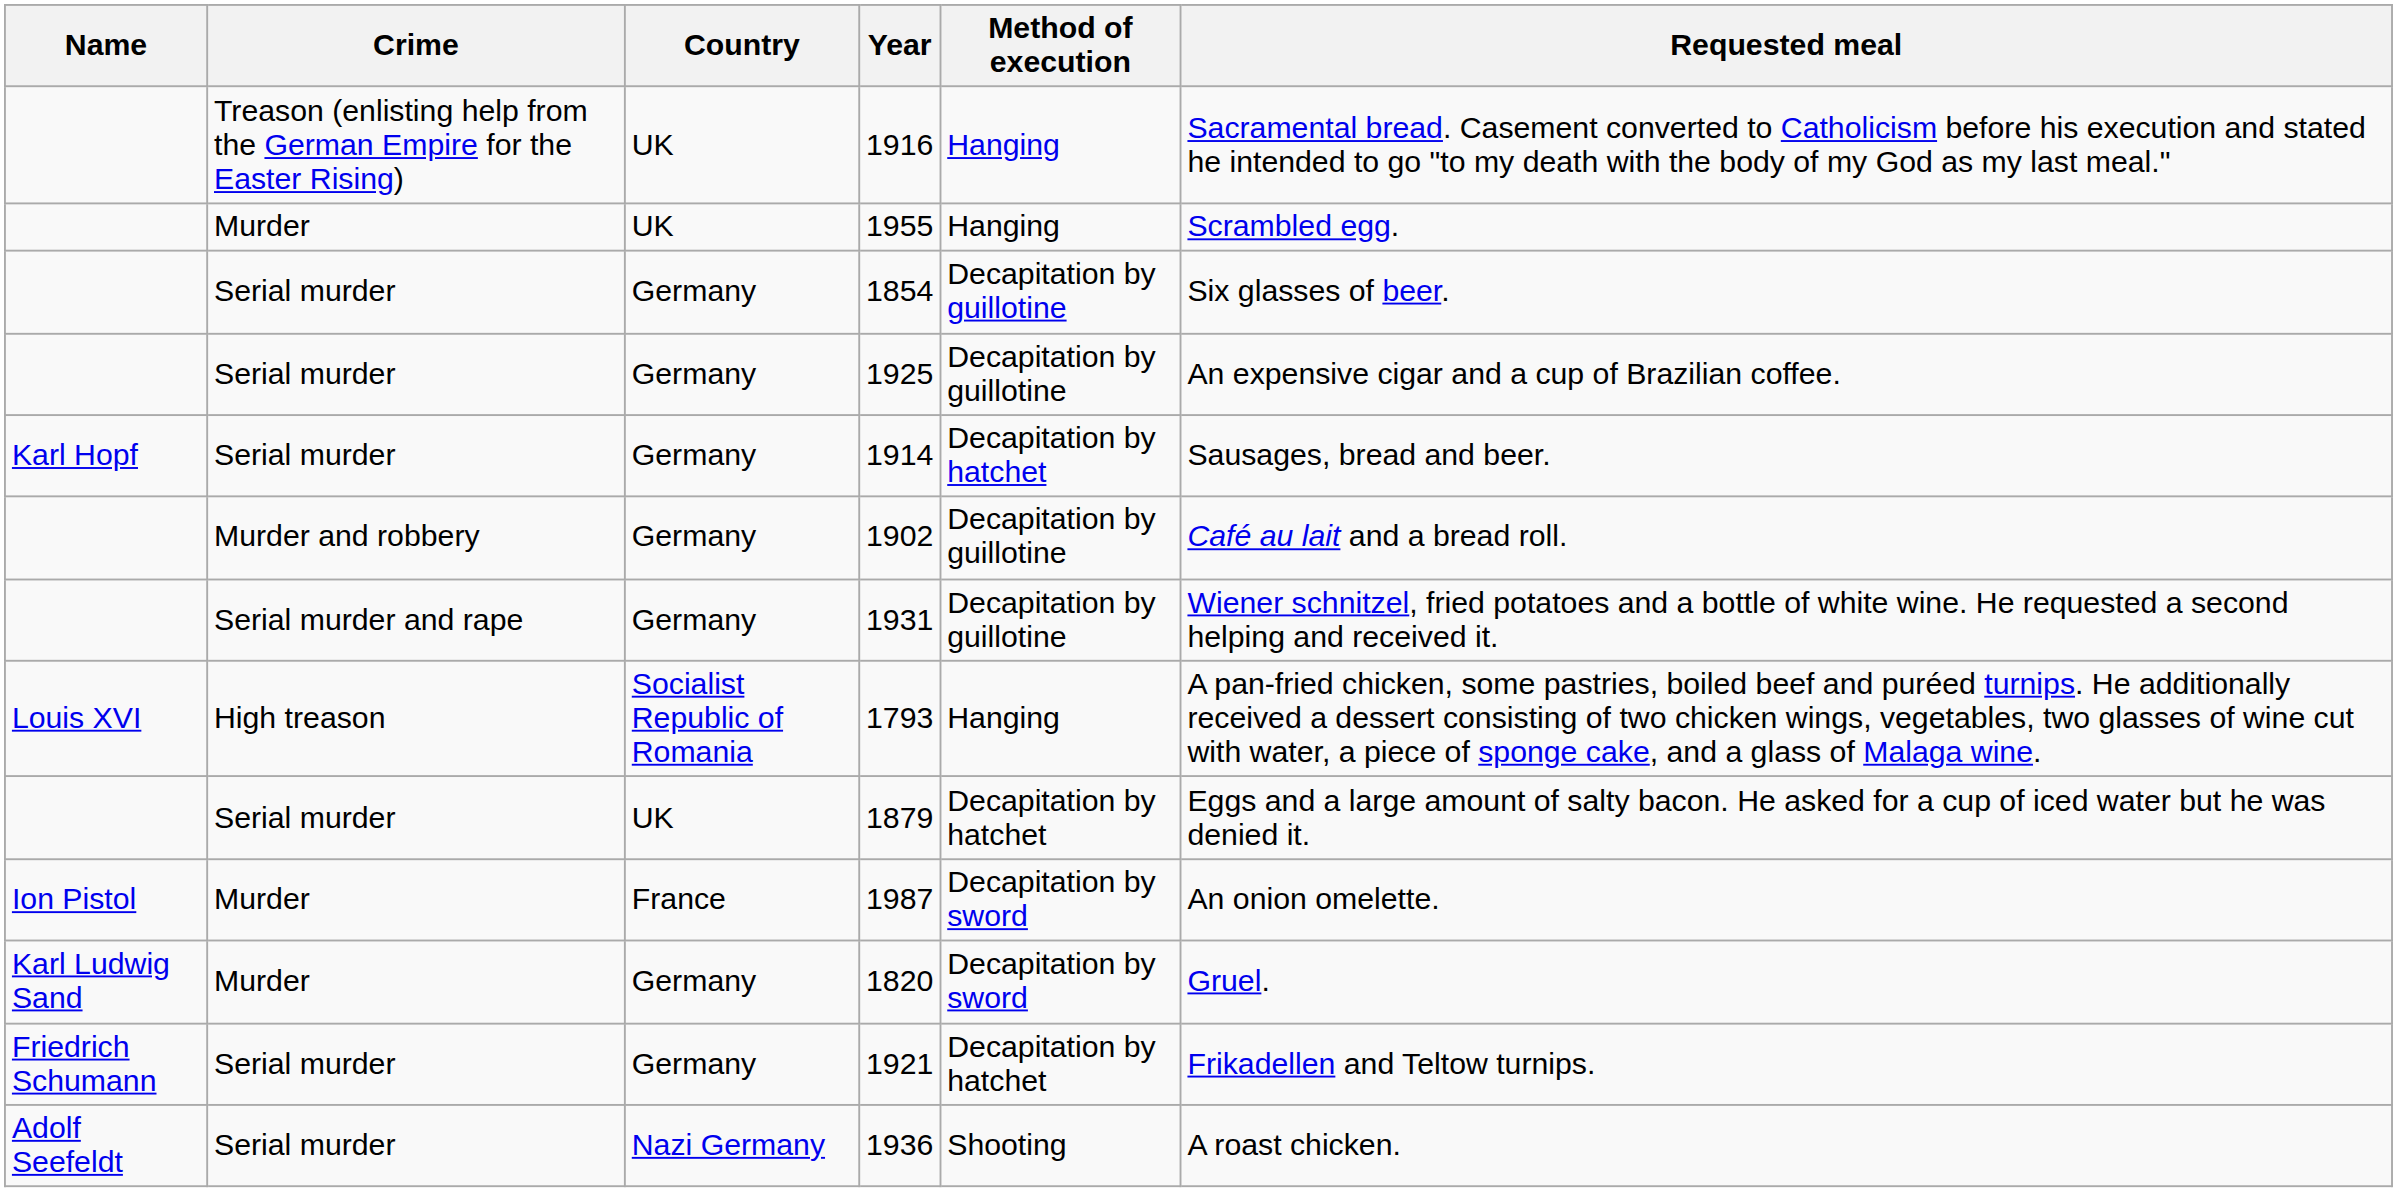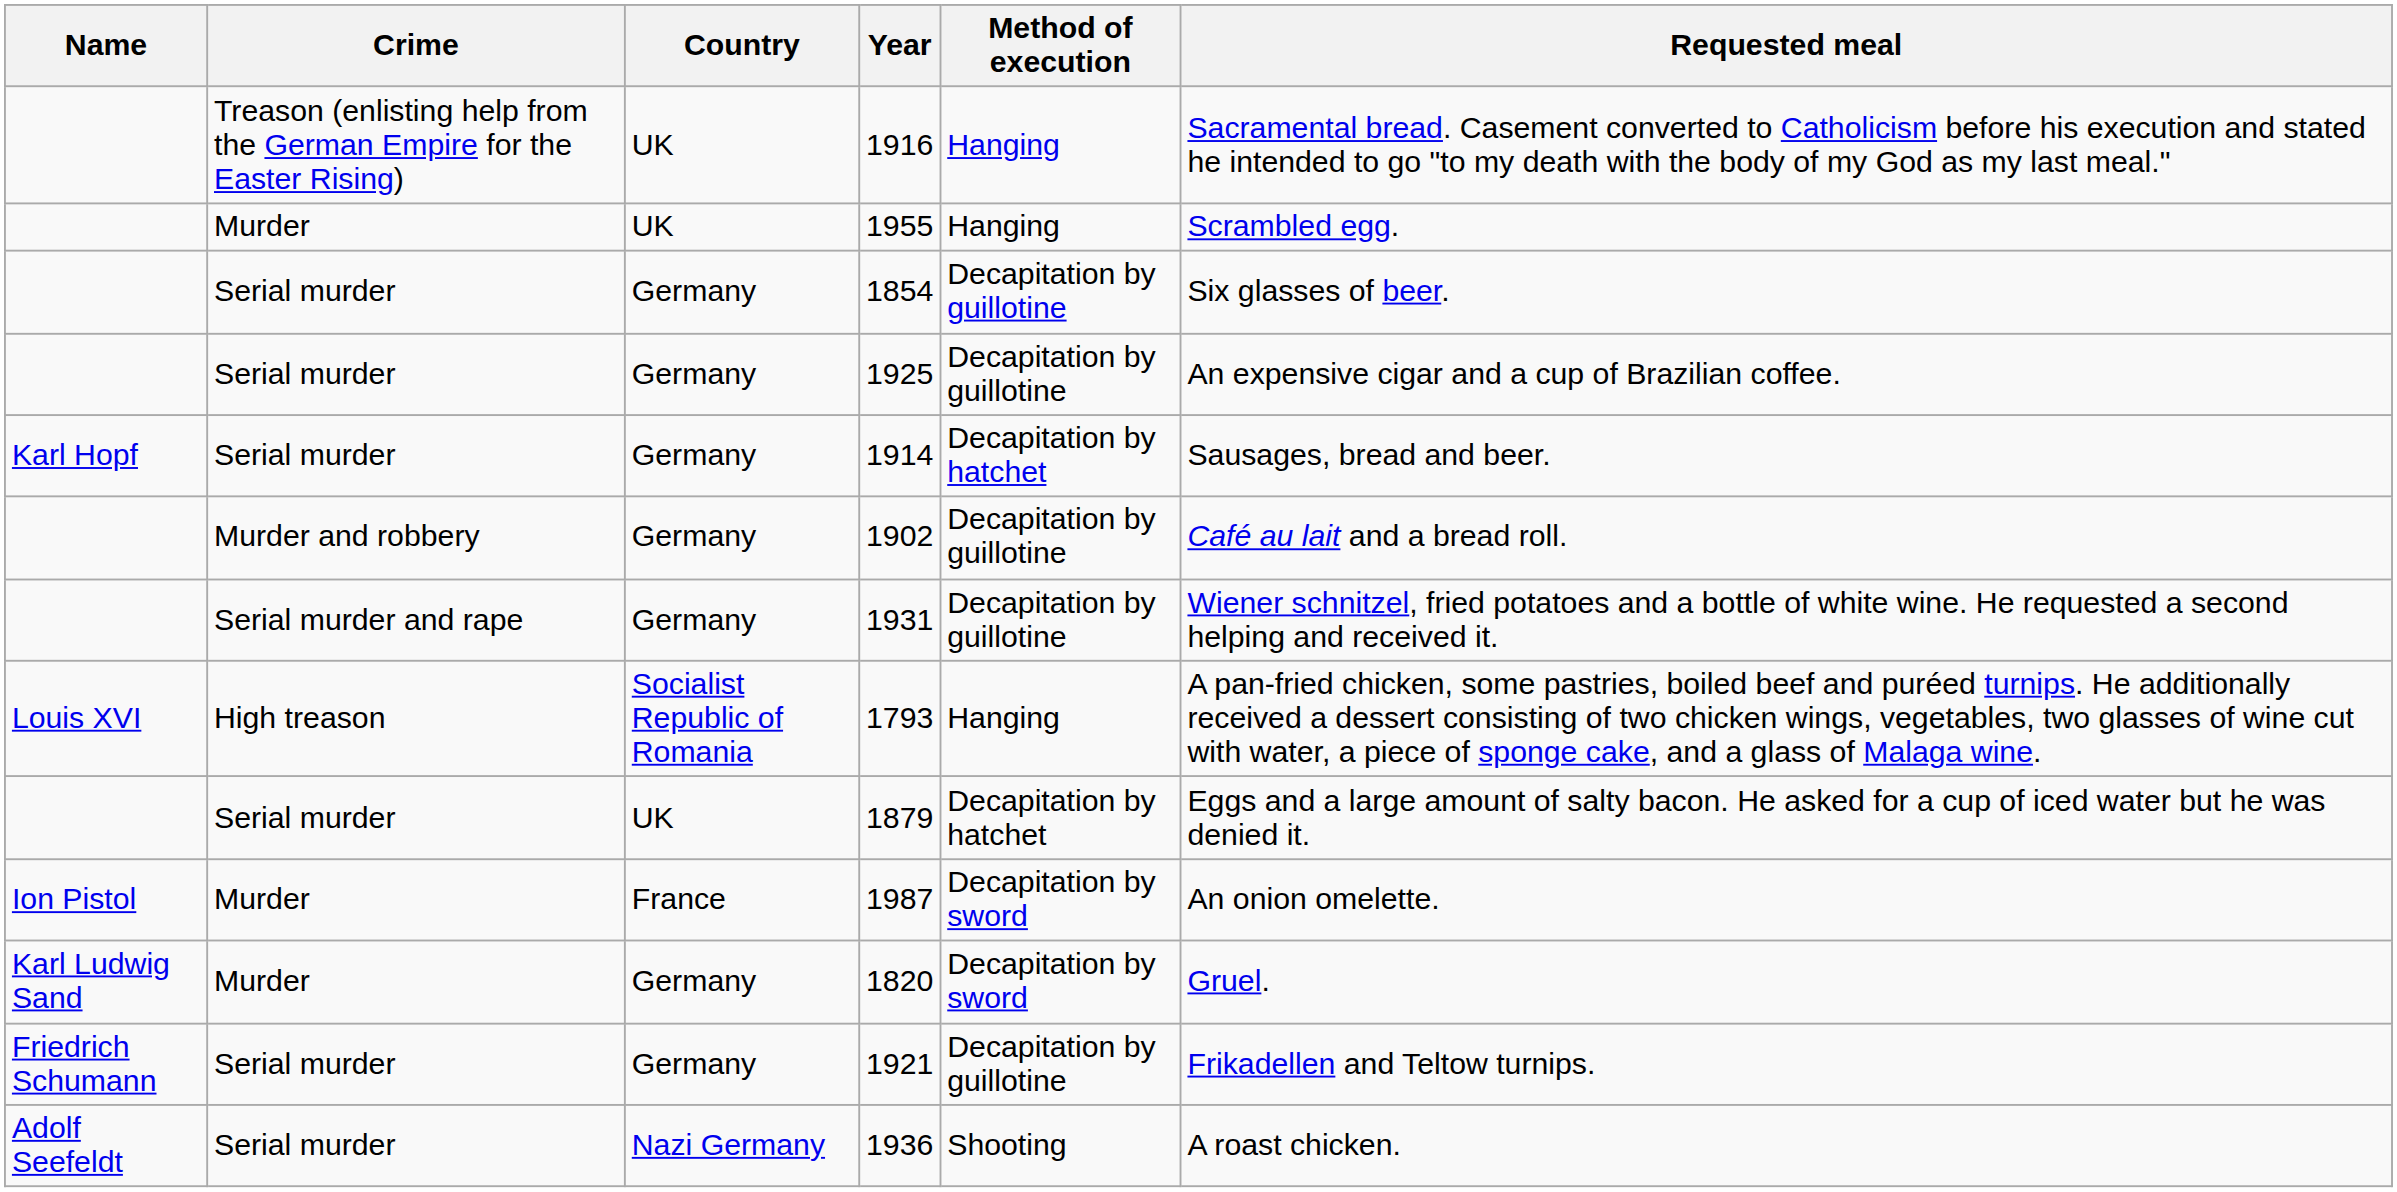(1051, 1063) Decapitation by hatchet -> (1051, 1063) Decapitation by guillotine
